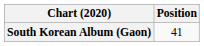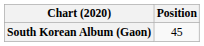(177, 32) 41 -> (177, 32) 45
